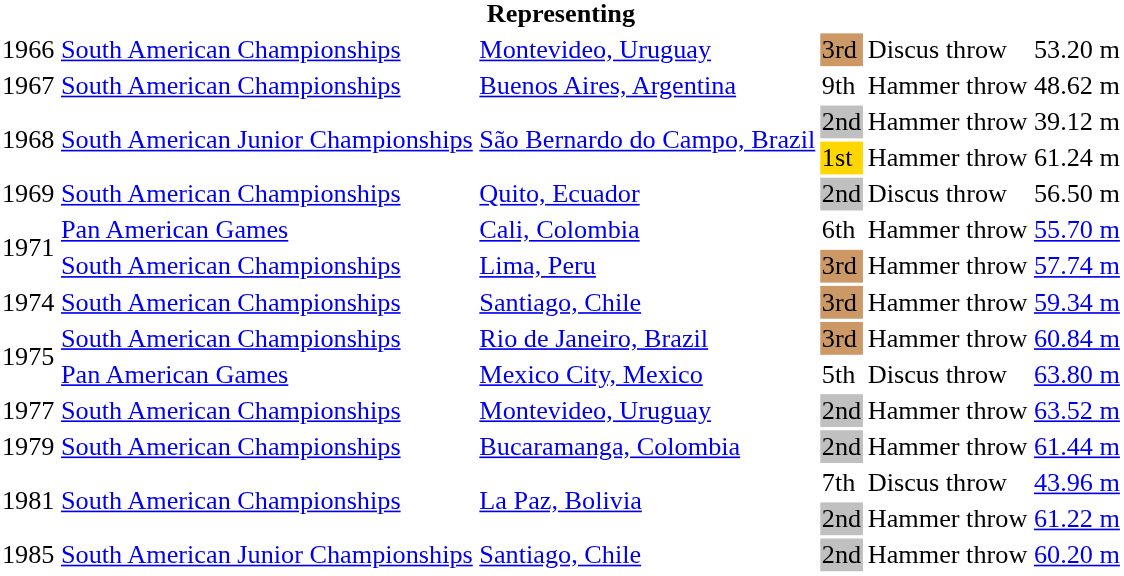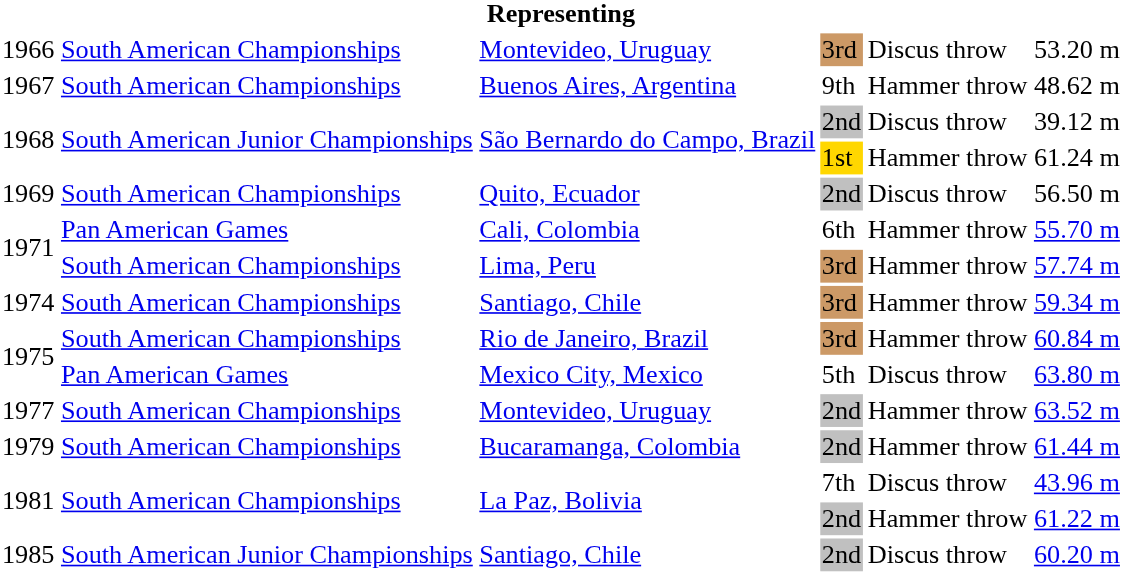(948, 121) Hammer throw -> (937, 121) Discus throw
(948, 554) Hammer throw -> (937, 554) Discus throw
